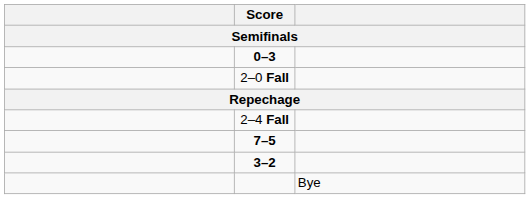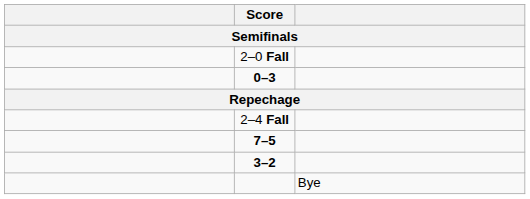rows swapped: (265, 78) <-> (265, 57)
